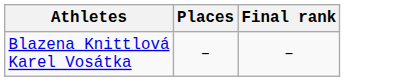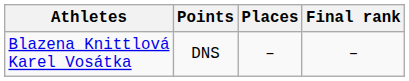+ column: (206, 18)
